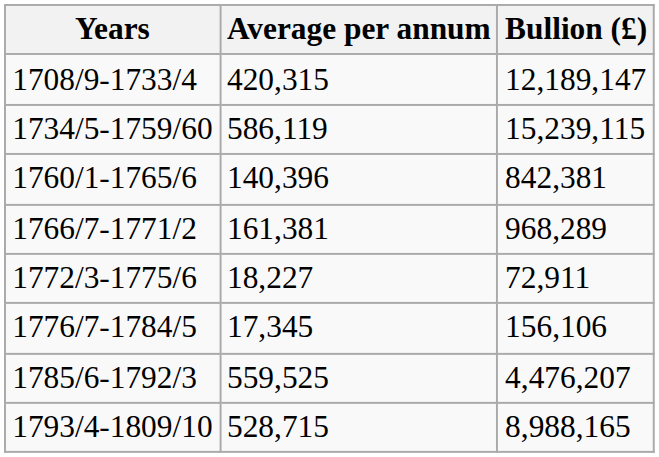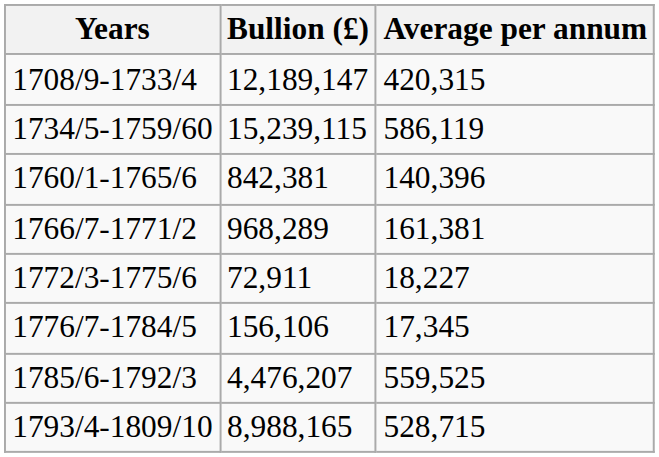columns swapped: (576, 29) <-> (359, 29)
